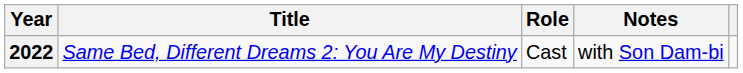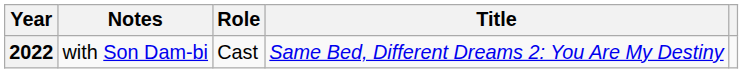columns swapped: (290, 20) <-> (651, 20)
